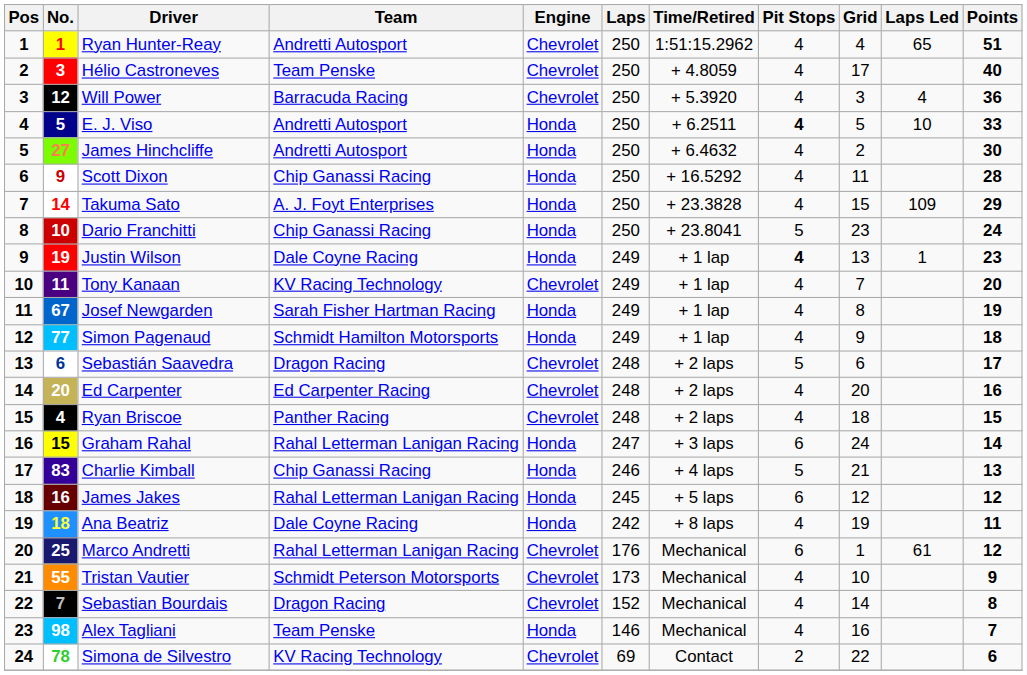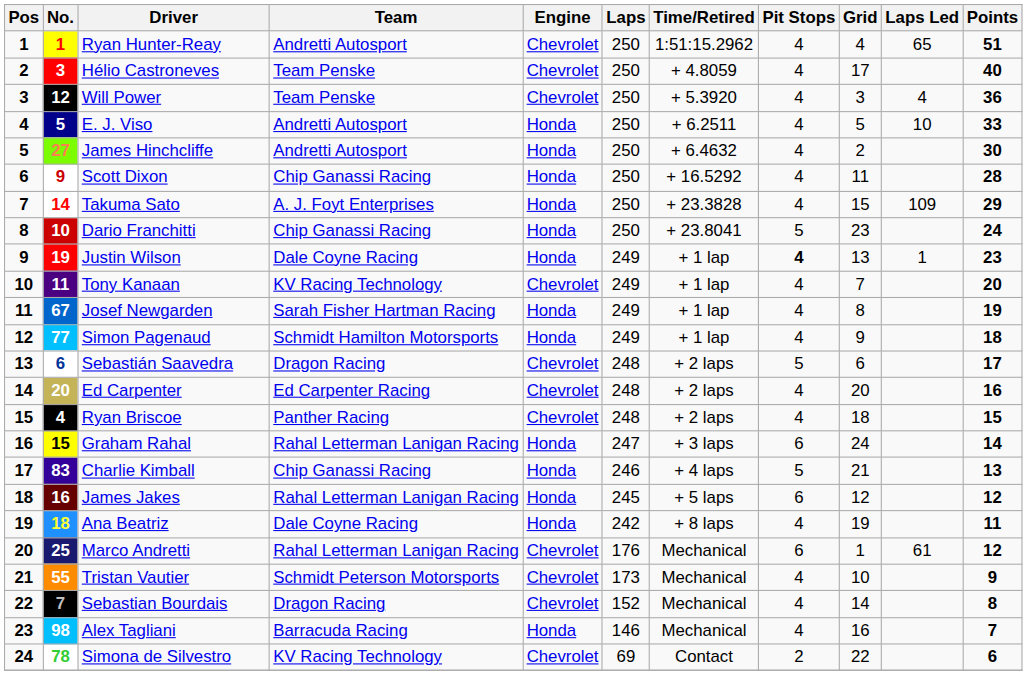(341, 97) Barracuda Racing -> (324, 97) Team Penske
(799, 124) bold -> (799, 124) normal
(324, 630) Team Penske -> (341, 630) Barracuda Racing
